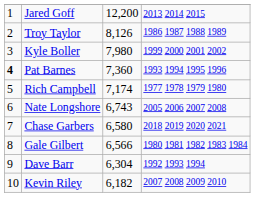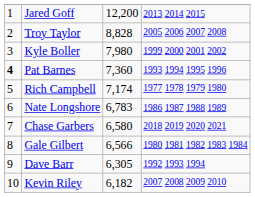(119, 32) 8,126 -> (119, 32) 8,828
(185, 32) 1986 1987 1988 1989 -> (185, 32) 2005 2006 2007 2008
(119, 107) 6,743 -> (119, 107) 6,783
(185, 107) 2005 2006 2007 2008 -> (185, 107) 1986 1987 1988 1989
(119, 164) 6,304 -> (119, 164) 6,305
